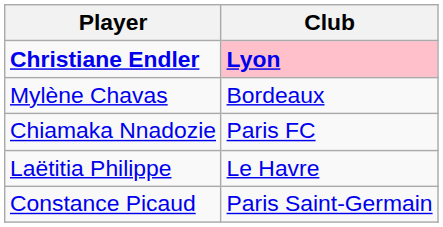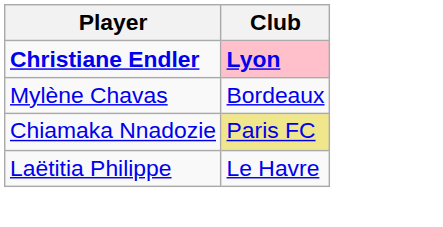(271, 131) no background -> (271, 131) khaki background
- row: (103, 204)
